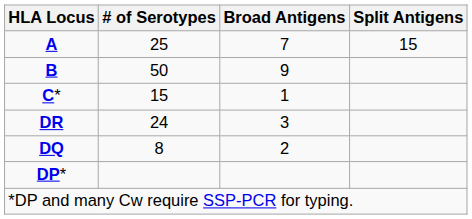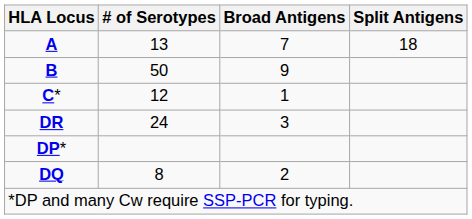(159, 44) 25 -> (159, 44) 13
(408, 44) 15 -> (408, 44) 18
(159, 96) 15 -> (159, 96) 12
rows swapped: (51, 148) <-> (51, 174)
